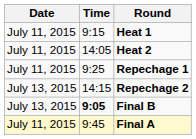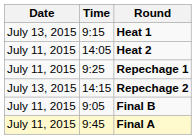(41, 32) July 11, 2015 -> (42, 32) July 13, 2015
(42, 106) July 13, 2015 -> (41, 106) July 11, 2015
(94, 106) bold -> (93, 106) normal
